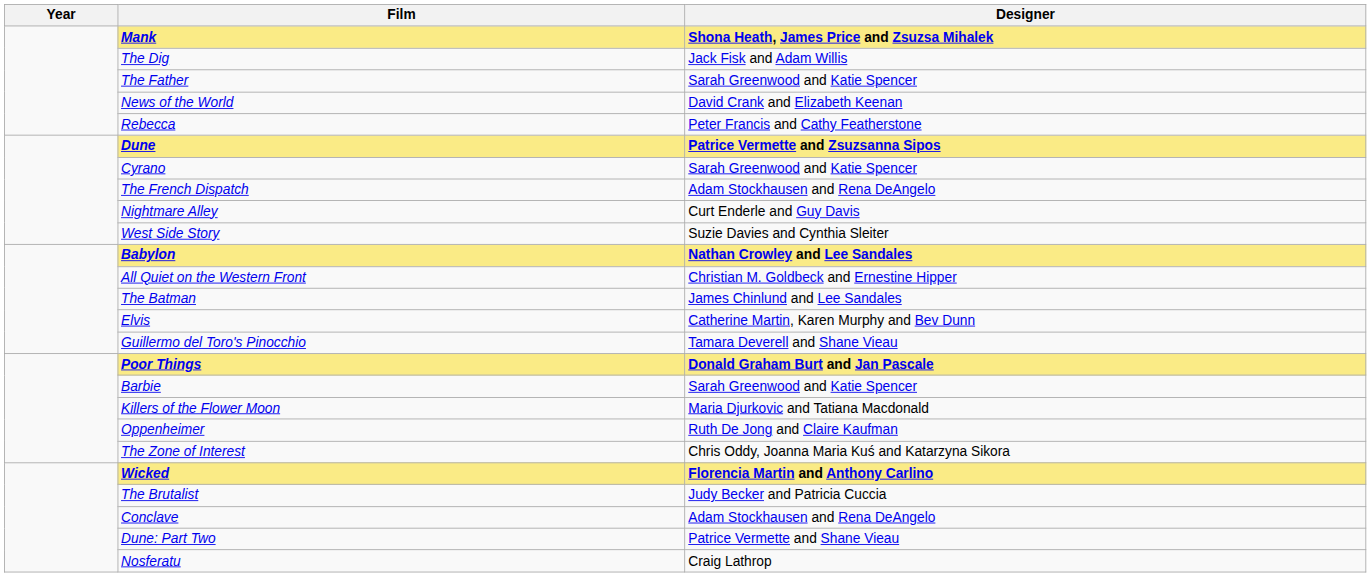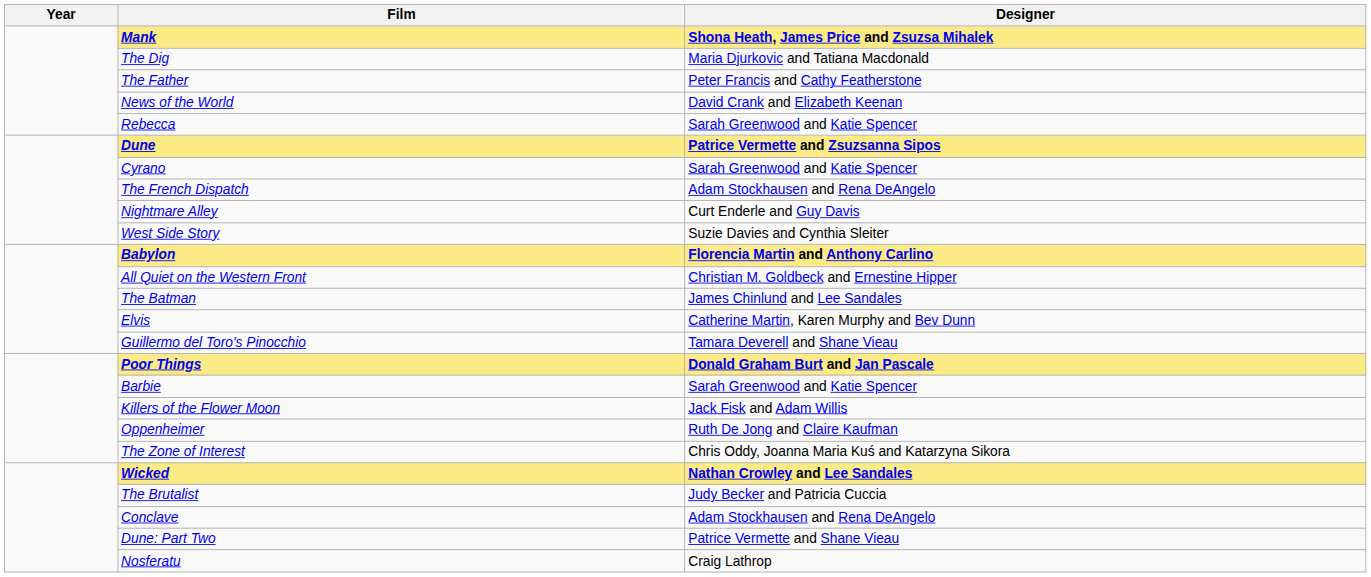(768, 59) Jack Fisk and Adam Willis -> (809, 59) Maria Djurkovic and Tatiana Macdonald
(803, 80) Sarah Greenwood and Katie Spencer -> (805, 80) Peter Francis and Cathy Featherstone
(805, 124) Peter Francis and Cathy Featherstone -> (803, 124) Sarah Greenwood and Katie Spencer
(800, 255) Nathan Crowley and Lee Sandales -> (811, 255) Florencia Martin and Anthony Carlino
(809, 408) Maria Djurkovic and Tatiana Macdonald -> (768, 408) Jack Fisk and Adam Willis
(811, 473) Florencia Martin and Anthony Carlino -> (800, 473) Nathan Crowley and Lee Sandales
